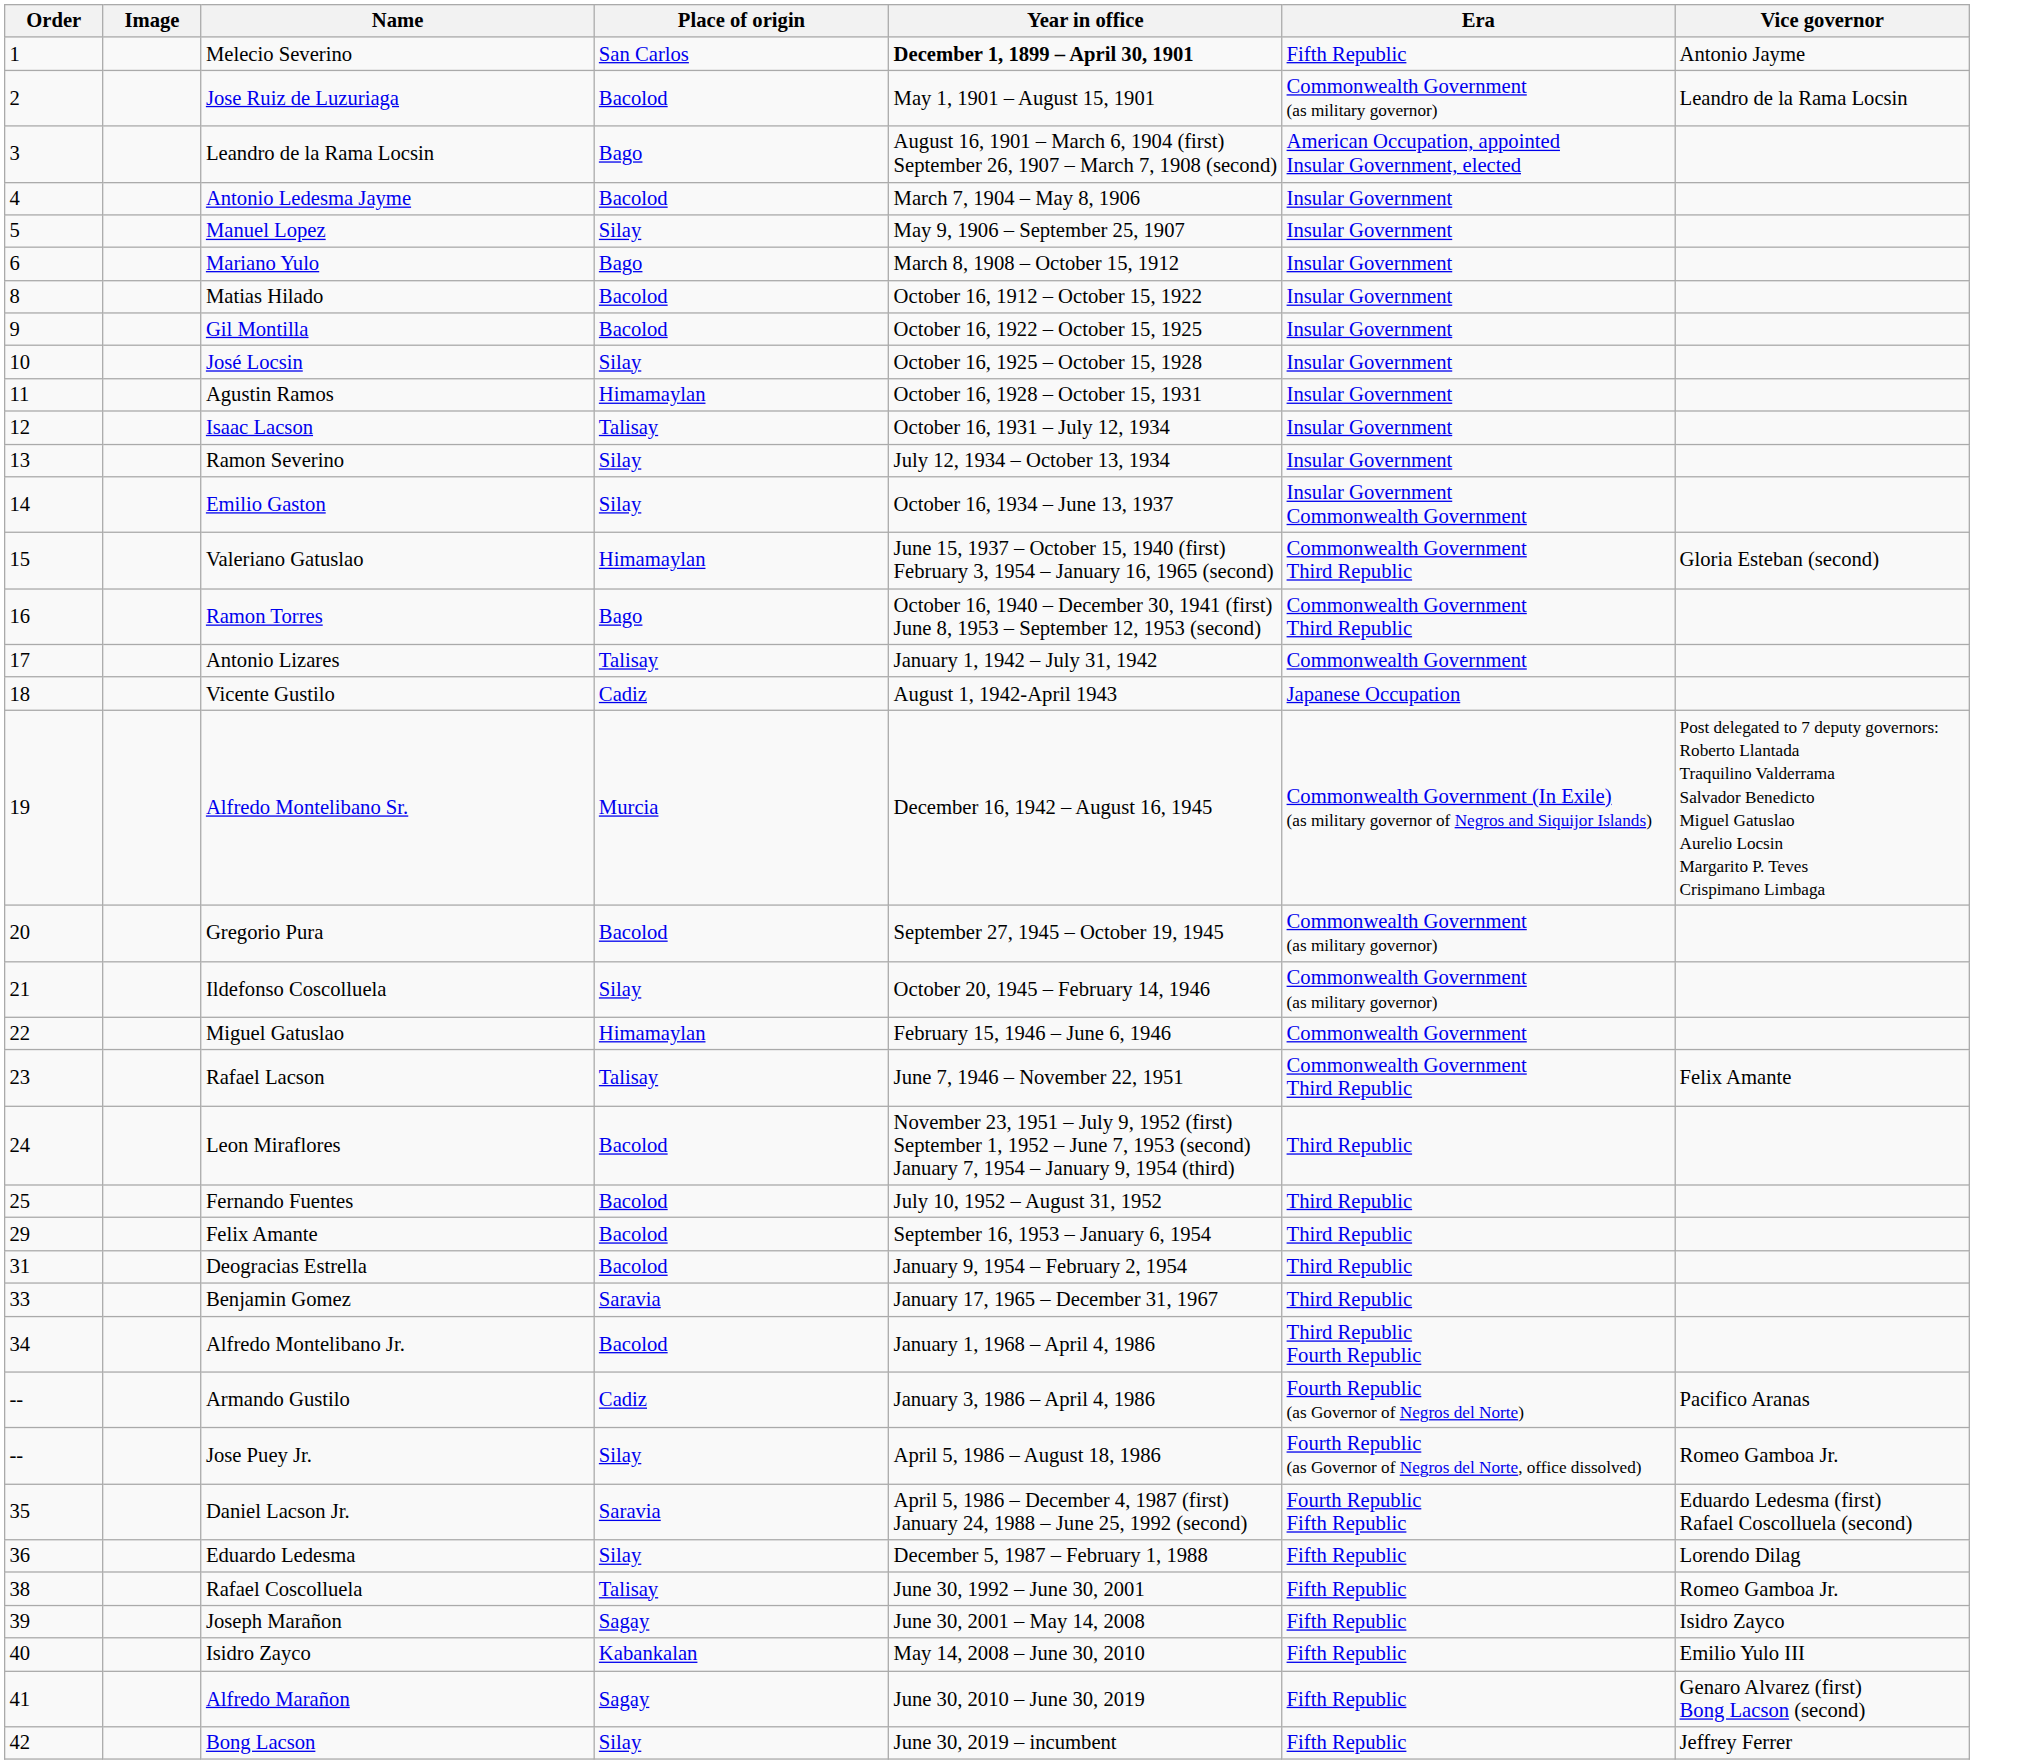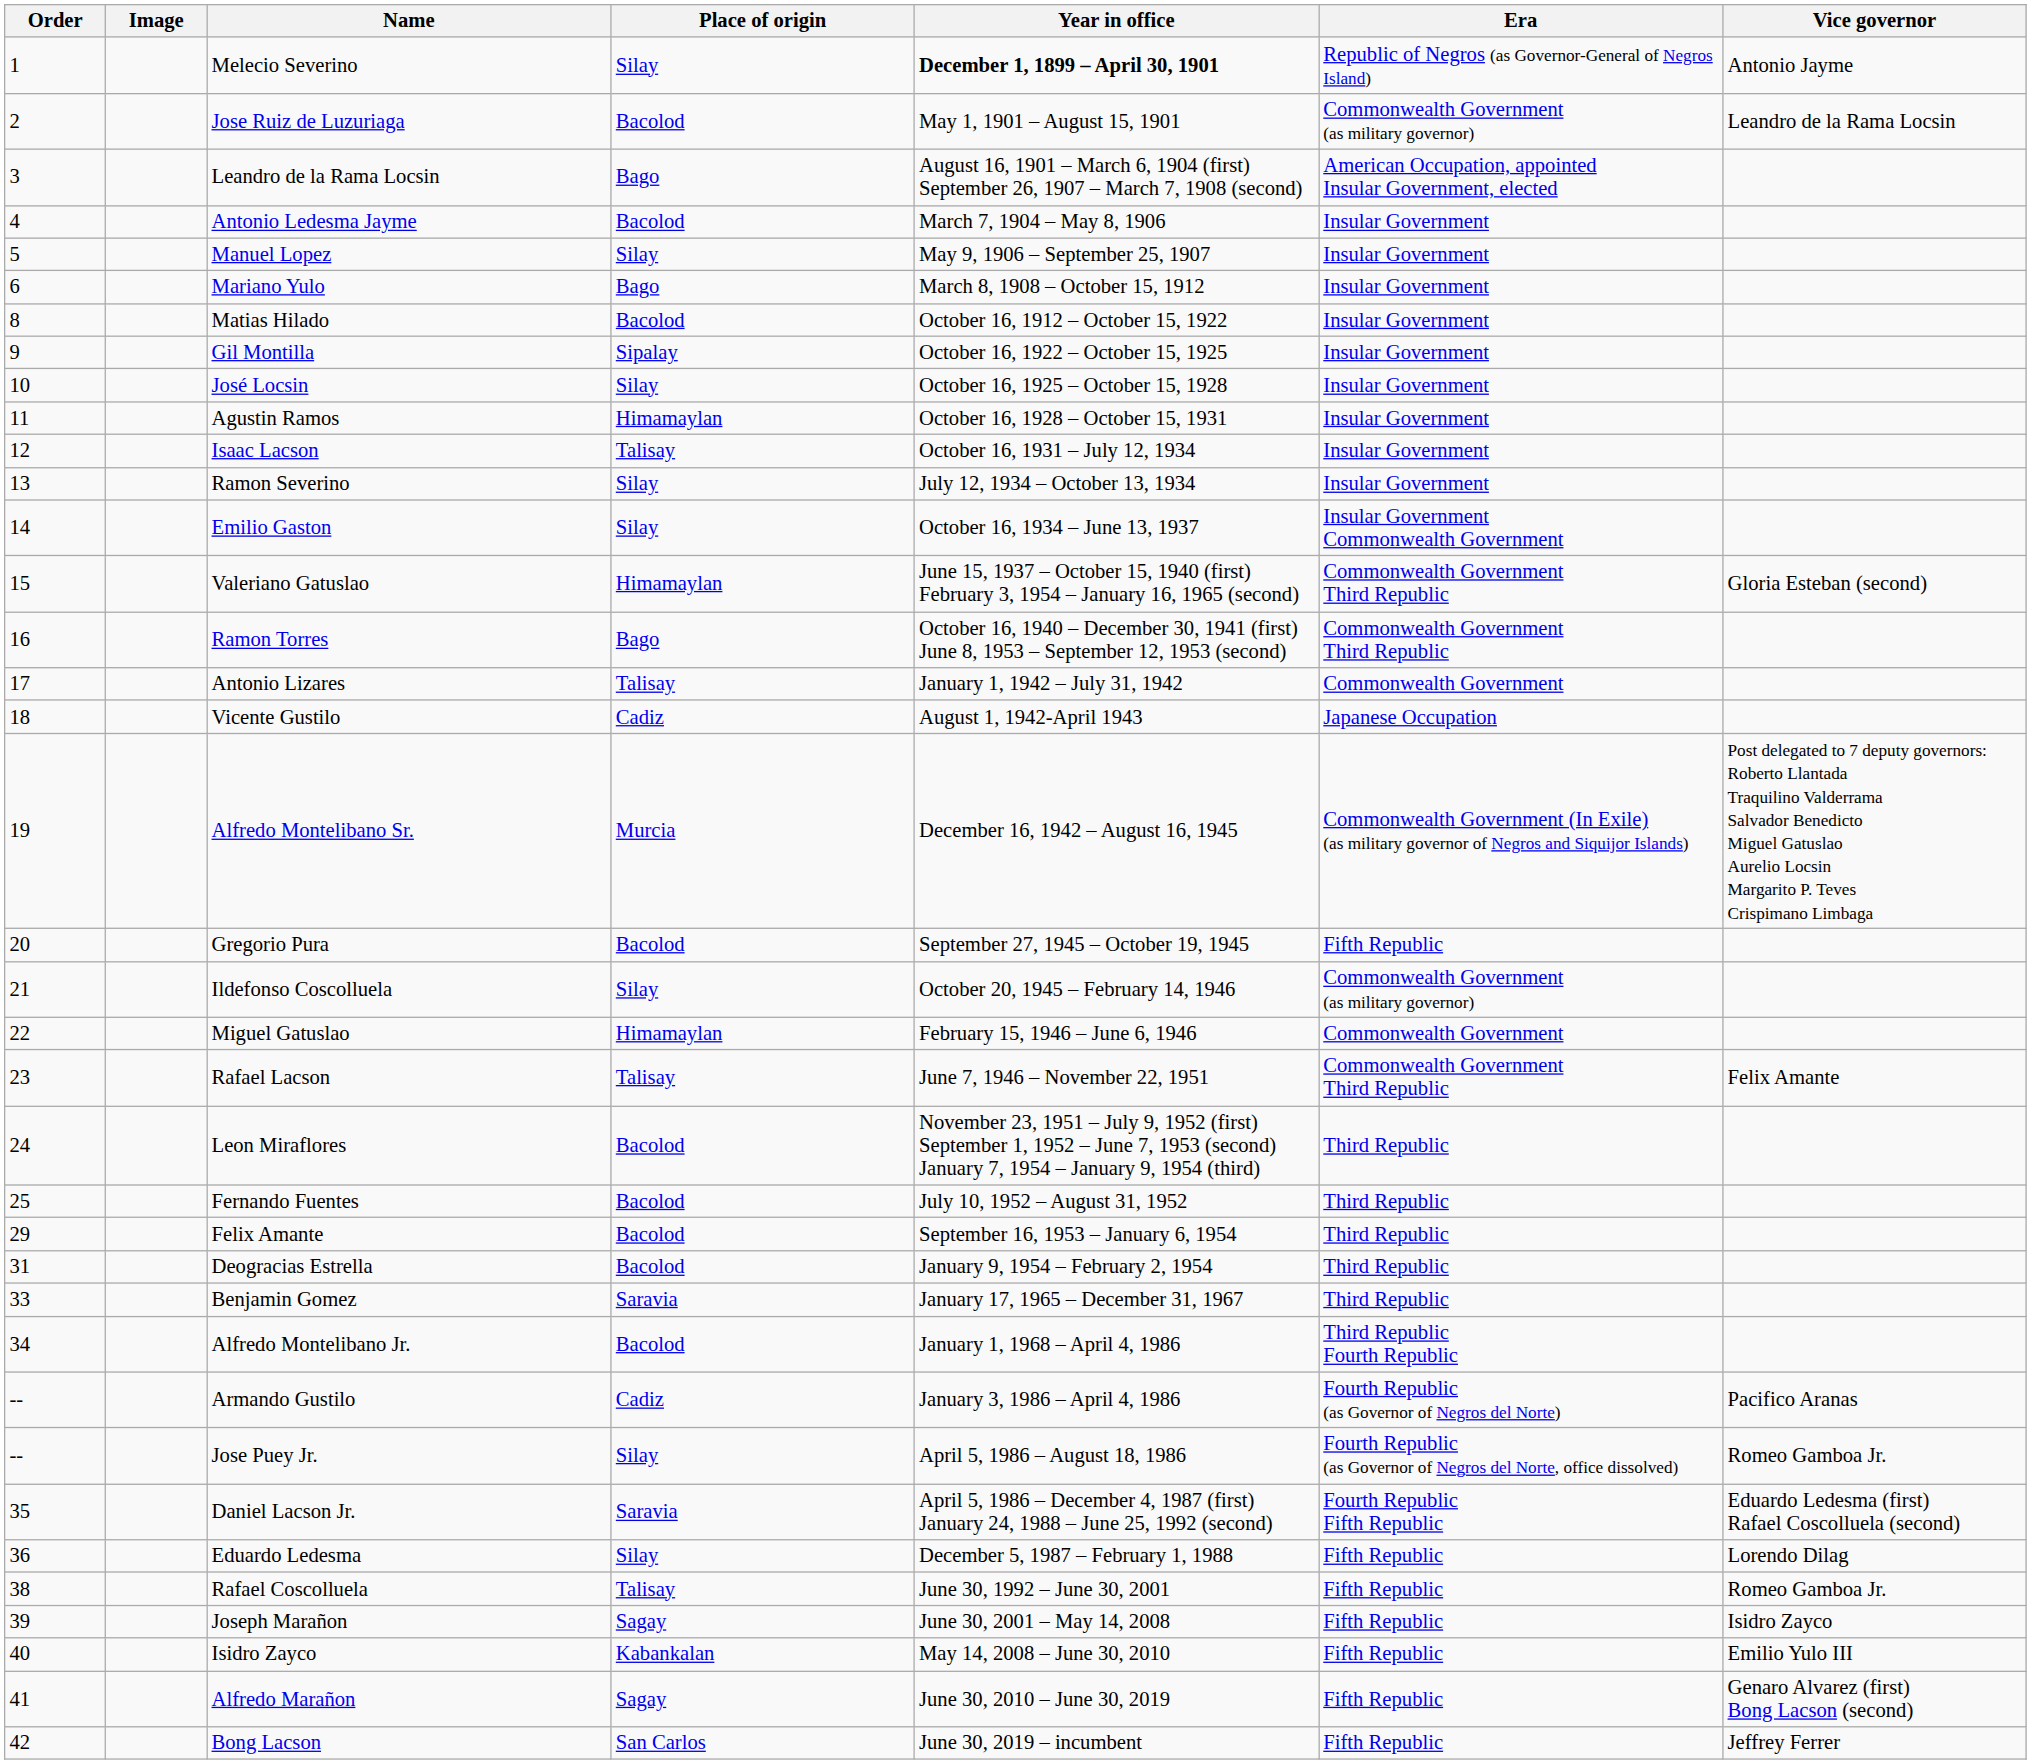(644, 53) San Carlos -> (637, 65) Silay
(1346, 53) Fifth Republic -> (1518, 65) Republic of Negros (as Governor-General of Negros Island)
(633, 329) Bacolod -> (647, 352) Sipalay
(1407, 933) Commonwealth Government (as military governor) -> (1383, 944) Fifth Republic
(620, 1742) Silay -> (661, 1742) San Carlos
